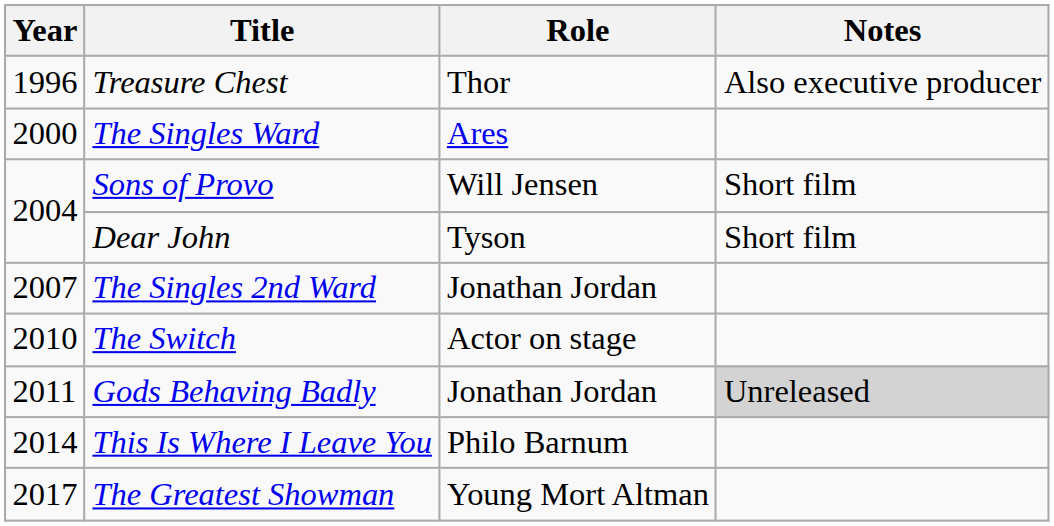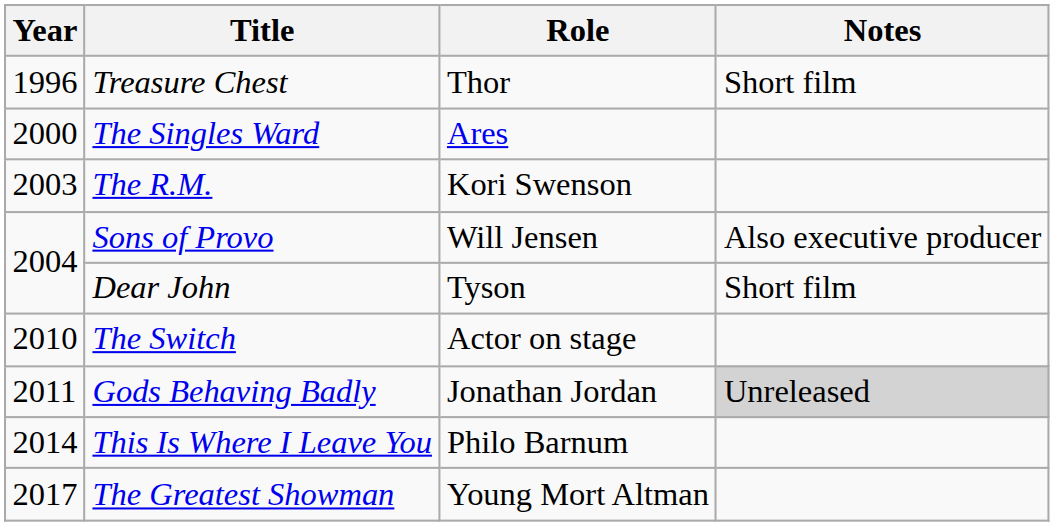(883, 81) Also executive producer -> (790, 81) Short film
+ row: (152, 184)
(790, 184) Short film -> (883, 236) Also executive producer
- row: (234, 287)
